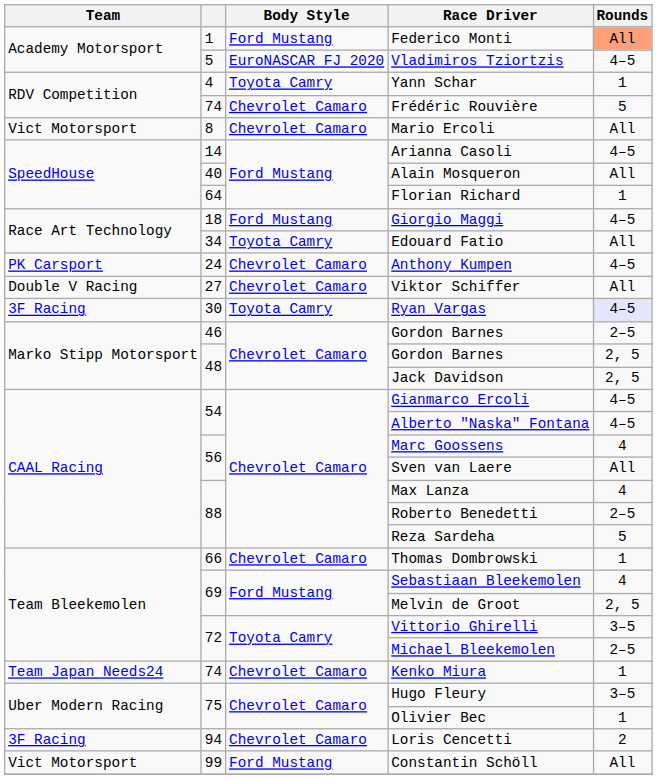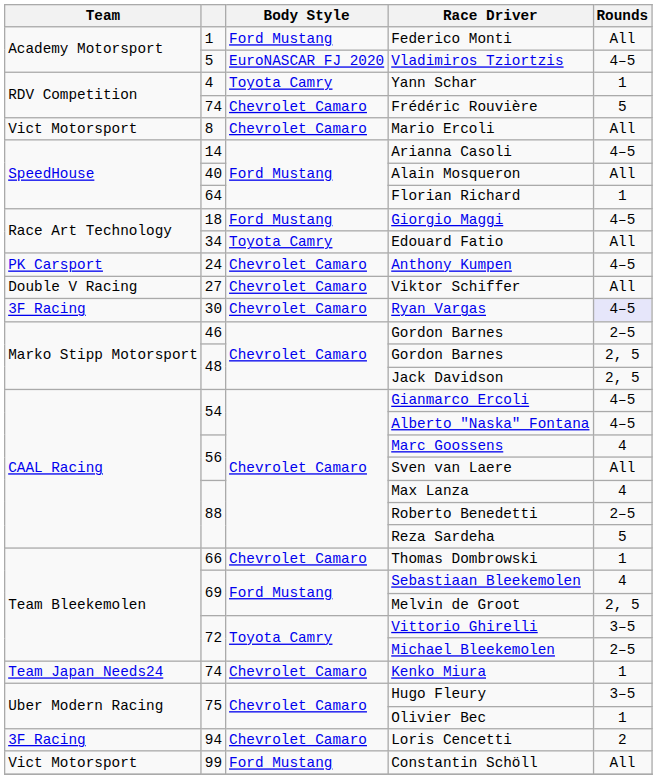(622, 39) lightsalmon background -> (622, 39) no background
(281, 310) Toyota Camry -> (298, 310) Chevrolet Camaro
